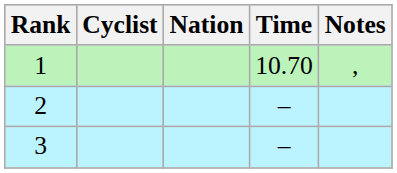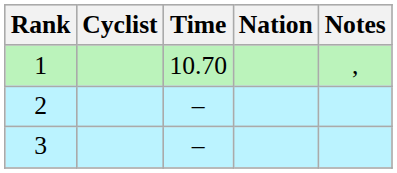columns swapped: (206, 24) <-> (284, 24)
